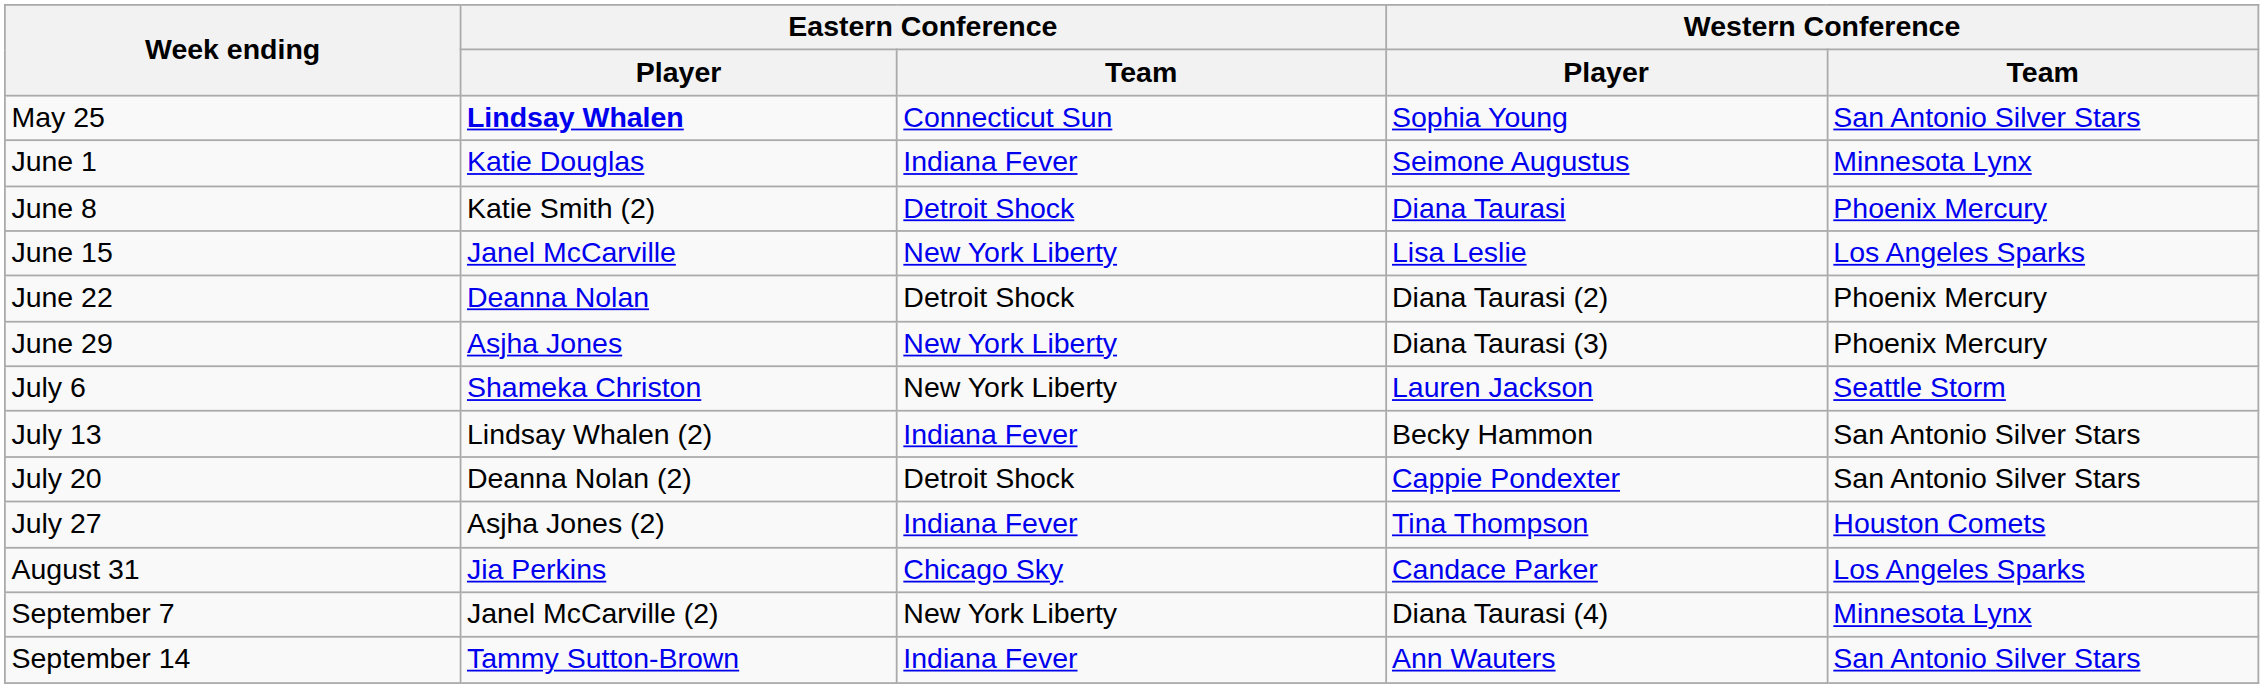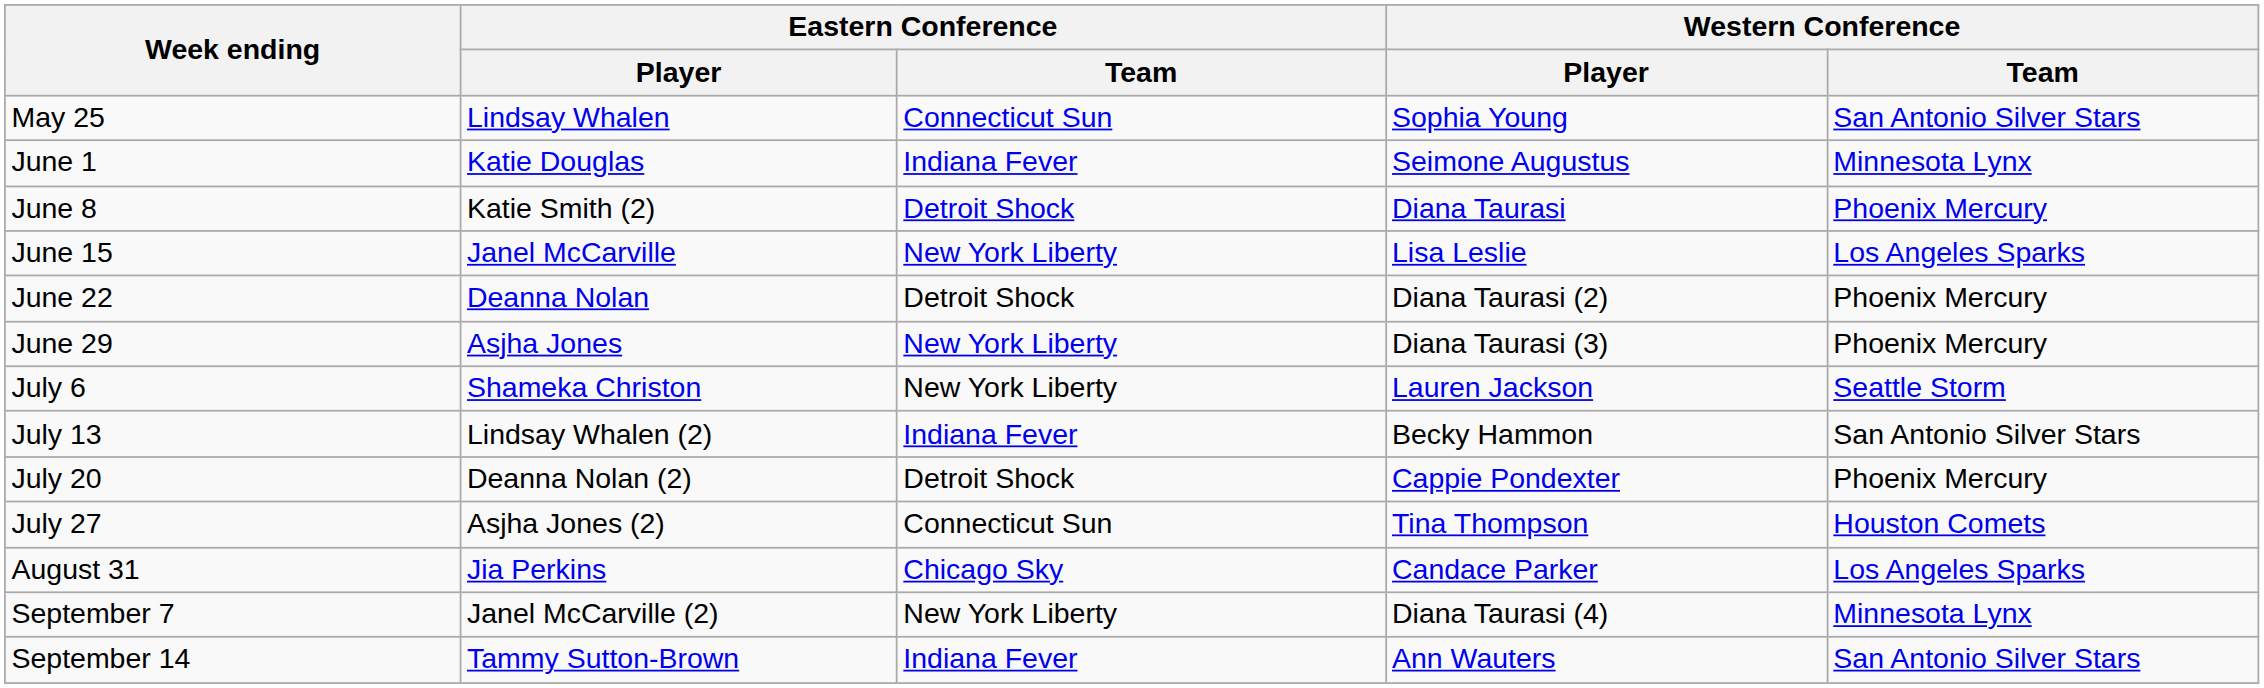(575, 117) bold -> (568, 117) normal
(1987, 478) San Antonio Silver Stars -> (1940, 478) Phoenix Mercury
(990, 523) Indiana Fever -> (1008, 523) Connecticut Sun
